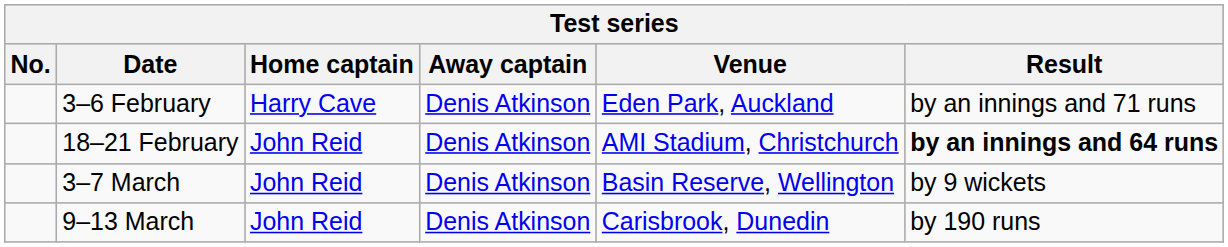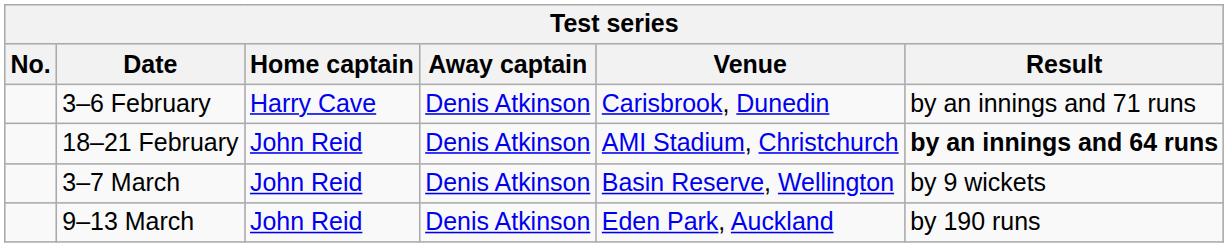(718, 103) Eden Park, Auckland -> (716, 103) Carisbrook, Dunedin
(716, 222) Carisbrook, Dunedin -> (718, 222) Eden Park, Auckland
